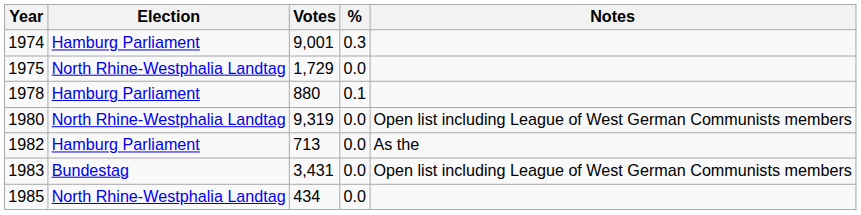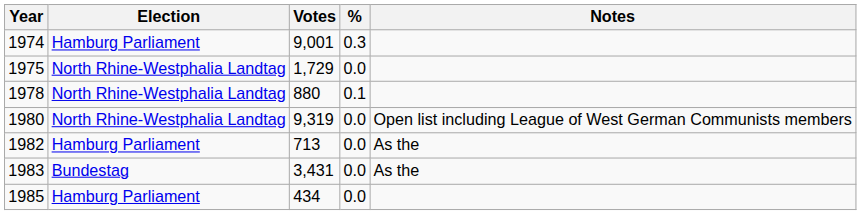(126, 94) Hamburg Parliament -> (169, 94) North Rhine-Westphalia Landtag
(613, 171) Open list including League of West German Communists members -> (396, 171) As the
(169, 196) North Rhine-Westphalia Landtag -> (126, 196) Hamburg Parliament
